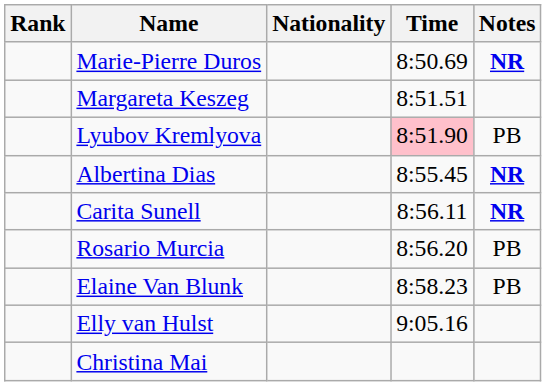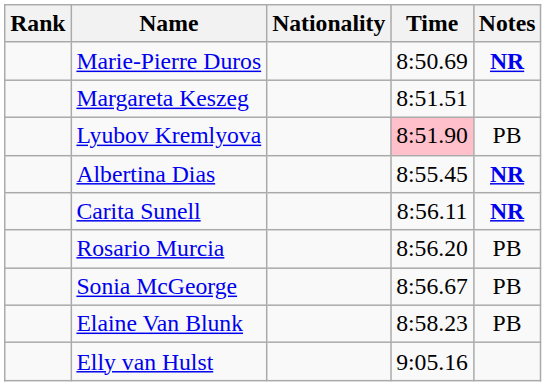+ row: (157, 286)
- row: (142, 361)
